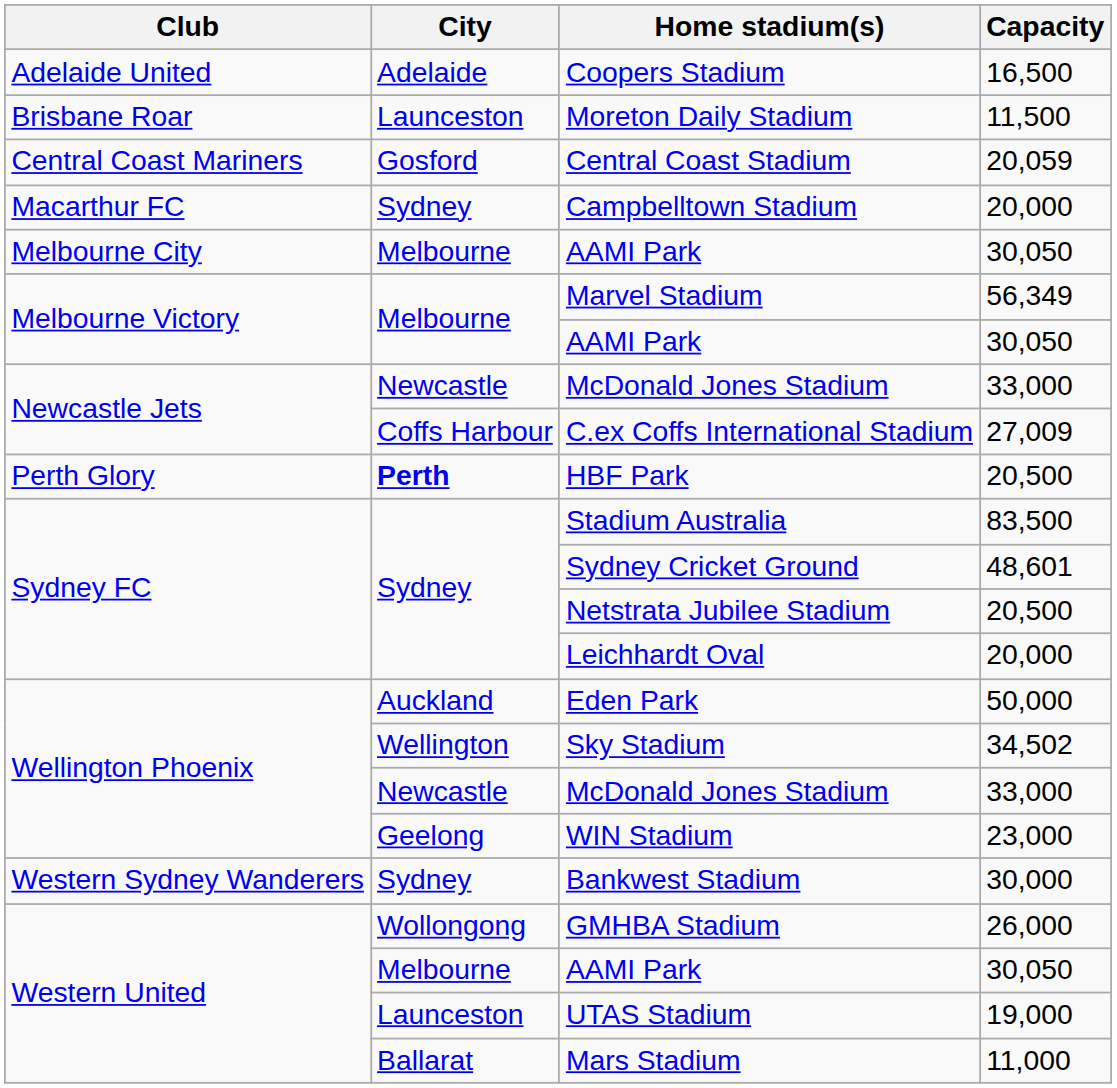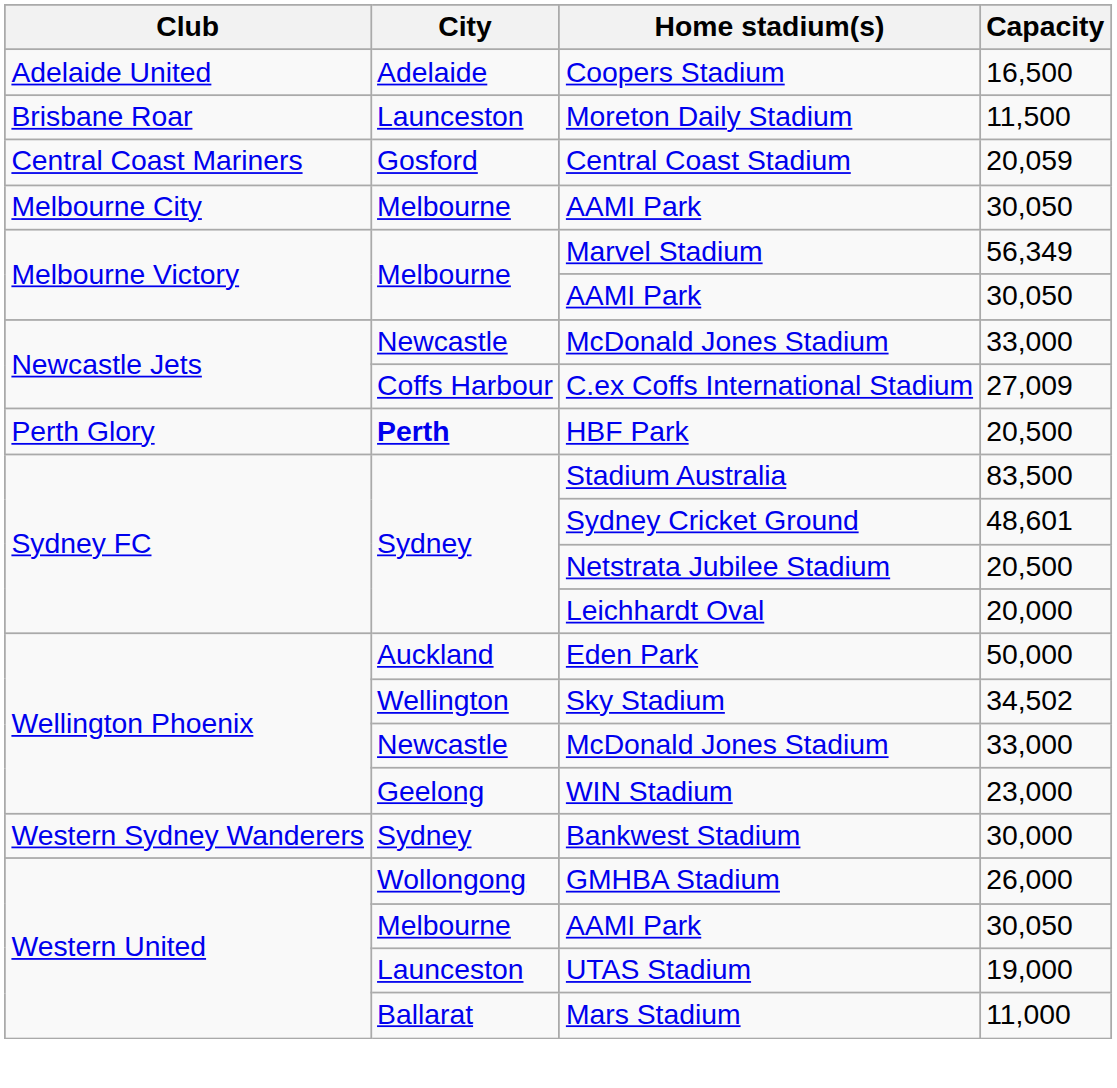- row: (98, 206)
